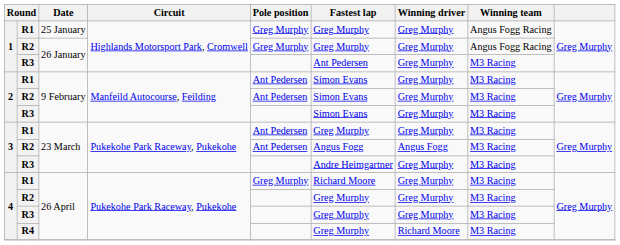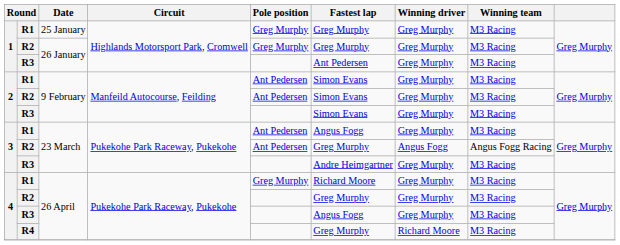(511, 29) Angus Fogg Racing -> (493, 29) M3 Racing
(511, 46) Angus Fogg Racing -> (493, 46) M3 Racing
(341, 130) Greg Murphy -> (338, 130) Angus Fogg
(338, 147) Angus Fogg -> (341, 147) Greg Murphy
(493, 147) M3 Racing -> (511, 147) Angus Fogg Racing
(341, 214) Greg Murphy -> (338, 214) Angus Fogg
